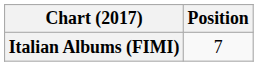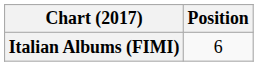(218, 46) 7 -> (218, 46) 6
